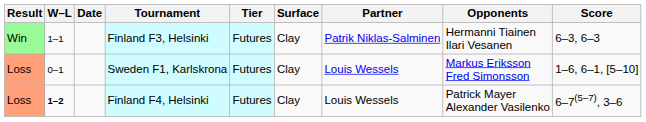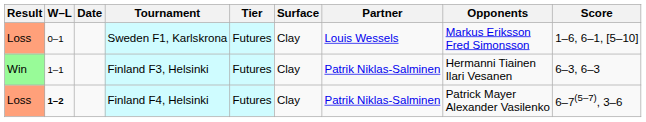rows swapped: (167, 69) <-> (158, 38)
(361, 100) Louis Wessels -> (382, 100) Patrik Niklas-Salminen
